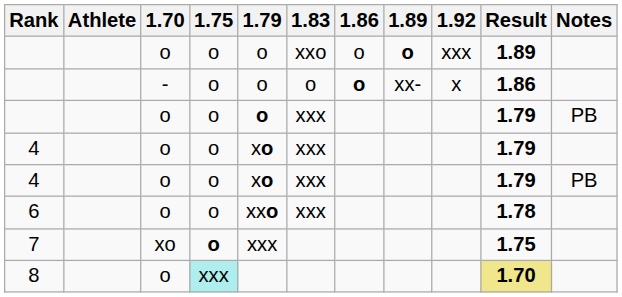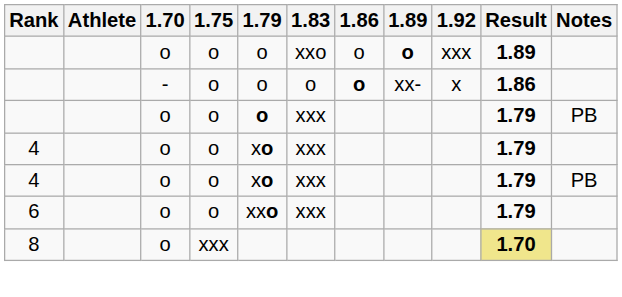(516, 212) 1.78 -> (516, 212) 1.79
- row: (34, 244)
(214, 276) paleturquoise background -> (214, 244) no background
